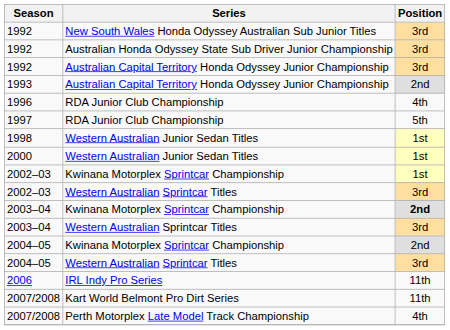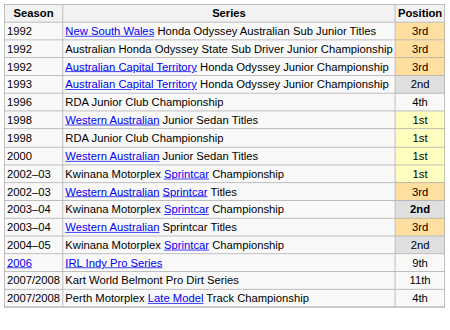- row: (19, 120)
+ row: (19, 138)
- row: (29, 263)
(420, 281) 11th -> (420, 263) 9th
